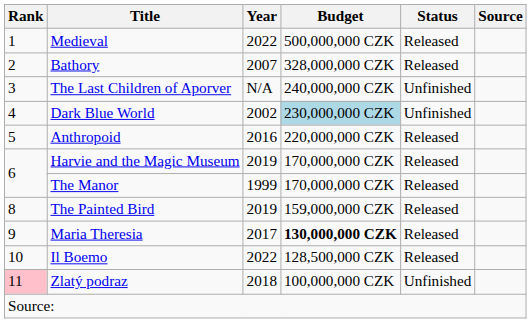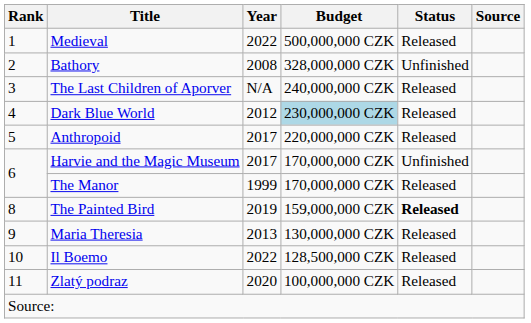(262, 64) 2007 -> (262, 64) 2008
(431, 64) Released -> (435, 64) Unfinished
(438, 88) Unfinished -> (429, 88) Released
(262, 112) 2002 -> (262, 112) 2012
(438, 112) Unfinished -> (429, 112) Released
(262, 137) 2016 -> (262, 137) 2017
(262, 161) 2019 -> (262, 161) 2017
(431, 161) Released -> (435, 161) Unfinished
(431, 209) normal -> (430, 209) bold
(262, 233) 2017 -> (262, 233) 2013
(340, 233) bold -> (339, 233) normal
(15, 281) pink background -> (15, 281) no background
(262, 281) 2018 -> (262, 281) 2020
(438, 281) Unfinished -> (429, 281) Released
